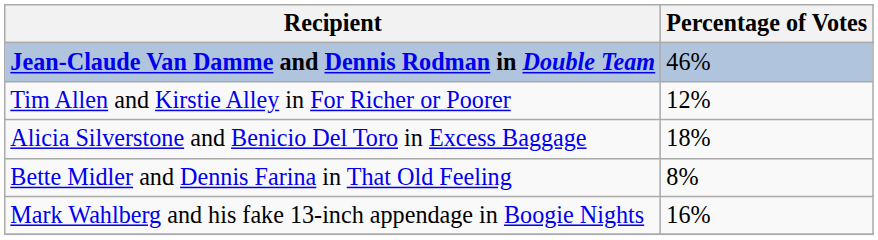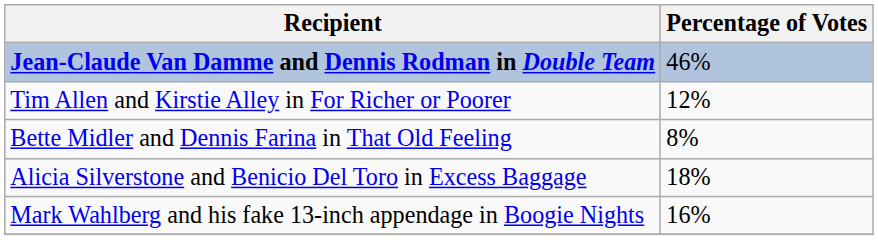rows swapped: (261, 176) <-> (298, 138)
